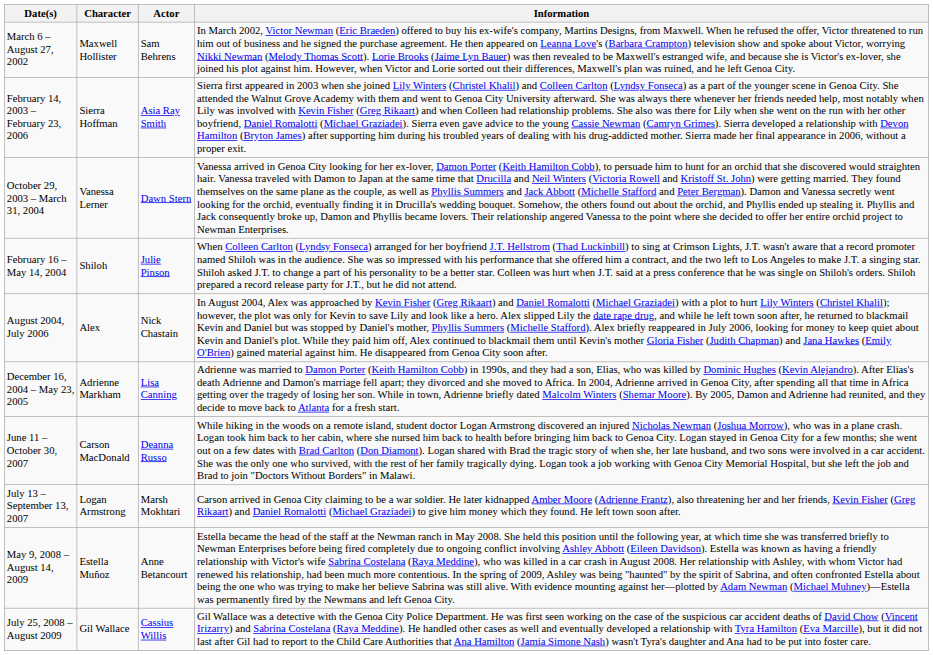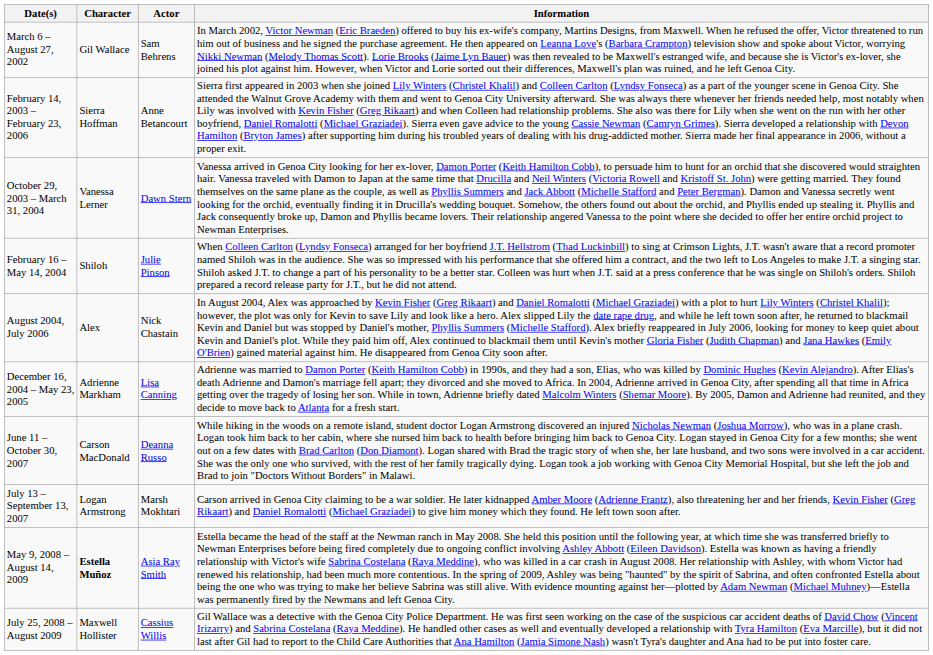(98, 50) Maxwell Hollister -> (104, 50) Gil Wallace
(160, 118) Asia Ray Smith -> (164, 118) Anne Betancourt
(94, 568) normal -> (95, 568) bold
(164, 568) Anne Betancourt -> (160, 568) Asia Ray Smith
(104, 629) Gil Wallace -> (98, 629) Maxwell Hollister
